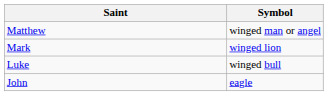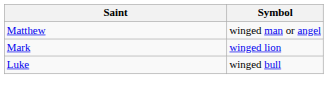- row: (17, 82)
